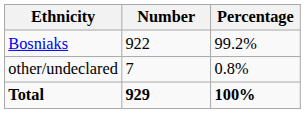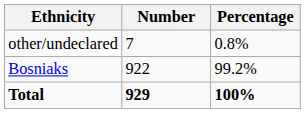rows swapped: (38, 43) <-> (63, 69)
